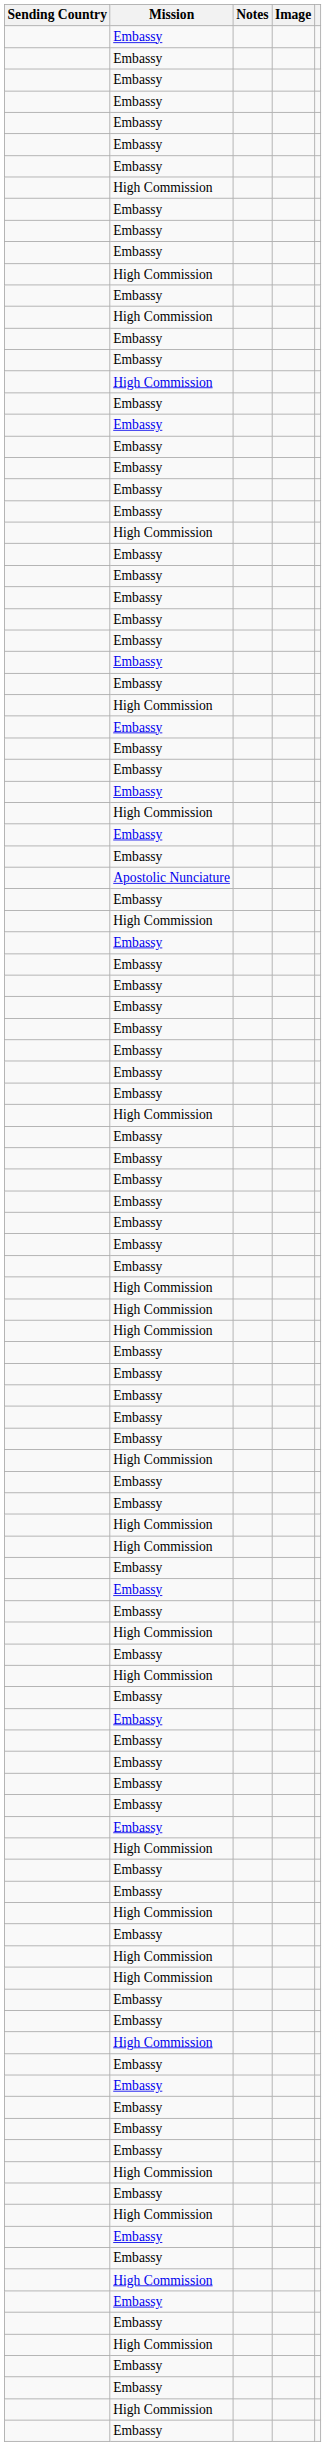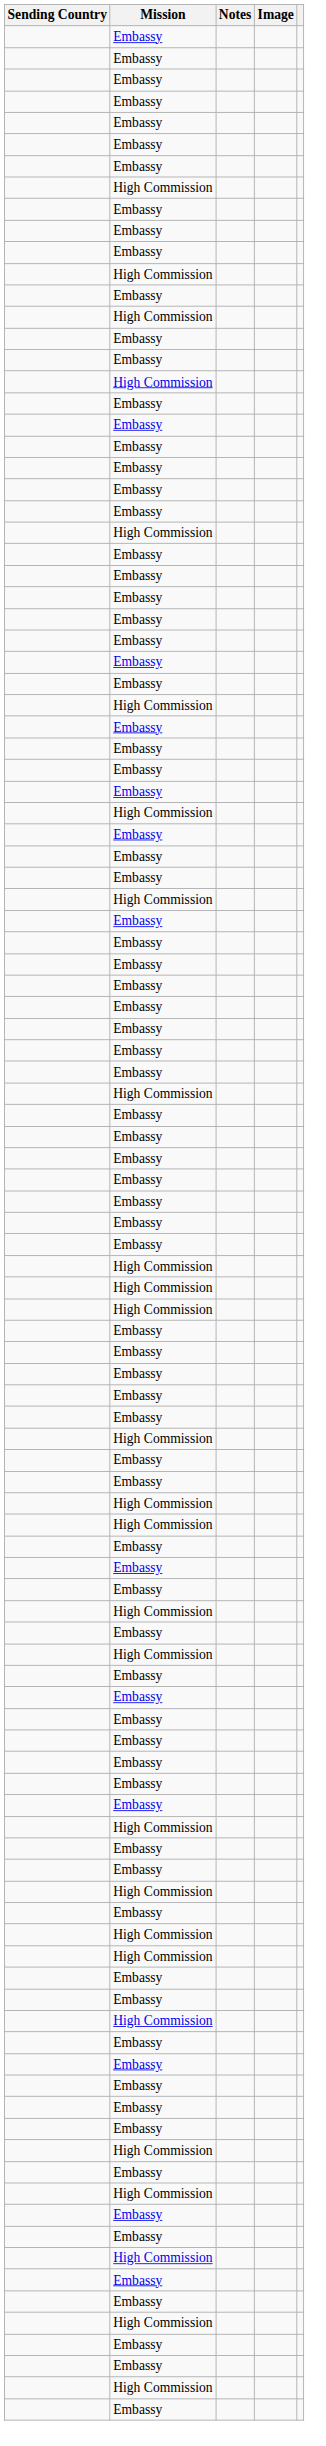- row: (57, 878)
